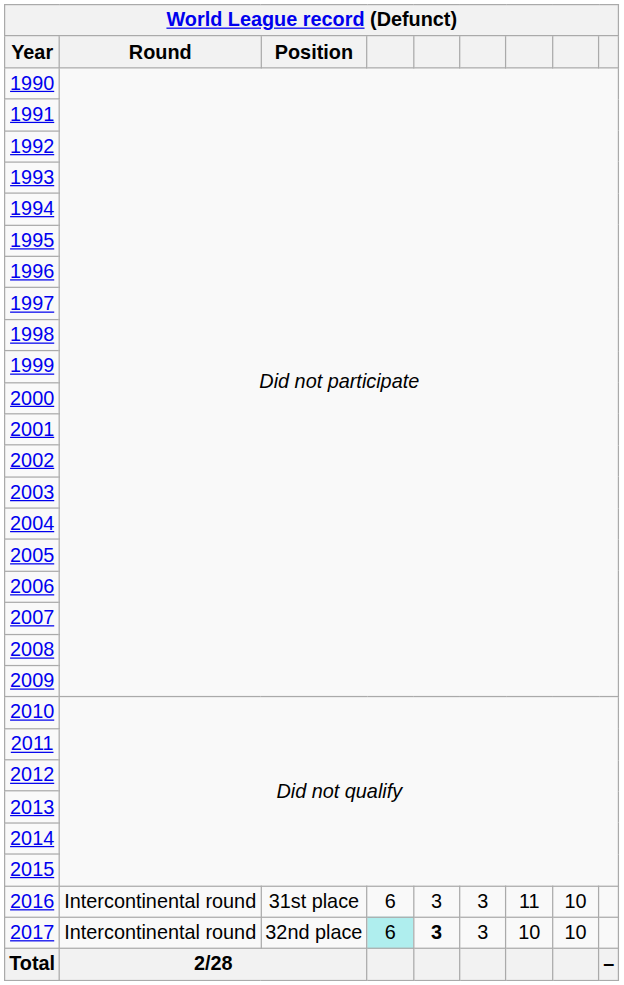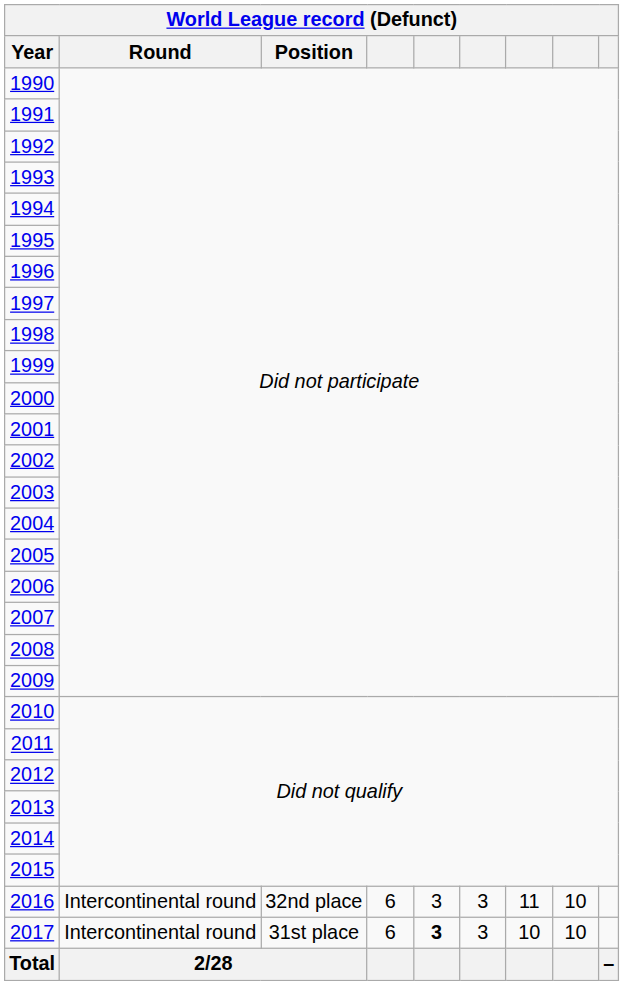(314, 901) 31st place -> (314, 901) 32nd place
(314, 932) 32nd place -> (314, 932) 31st place
(390, 932) paleturquoise background -> (390, 932) no background
